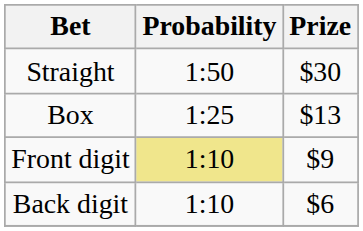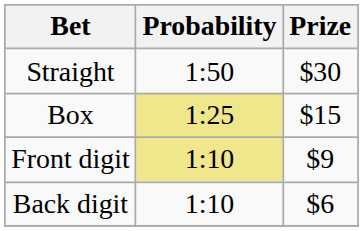(209, 114) no background -> (209, 114) khaki background
(320, 114) $13 -> (320, 114) $15
